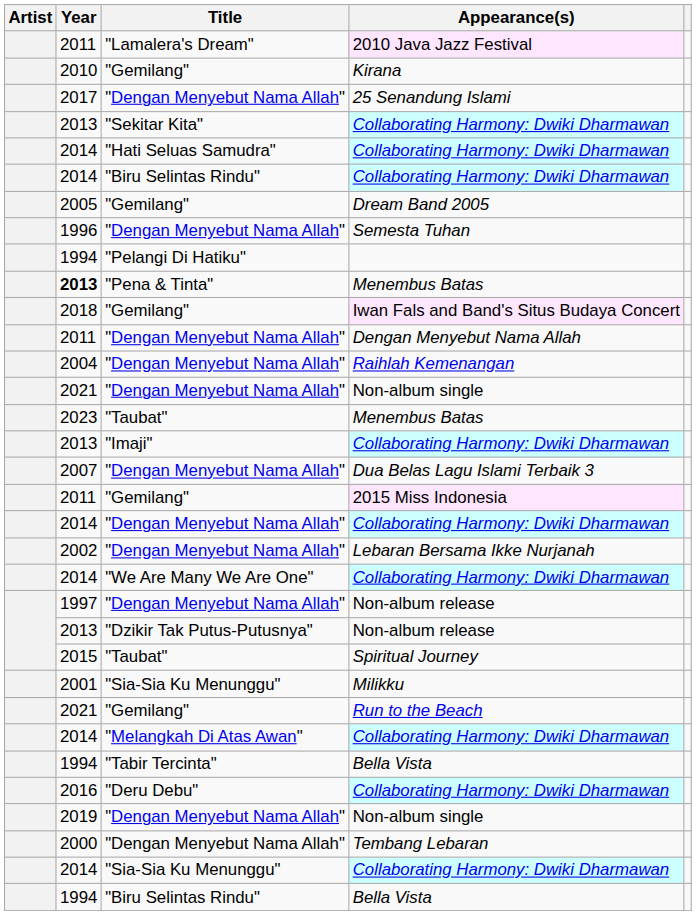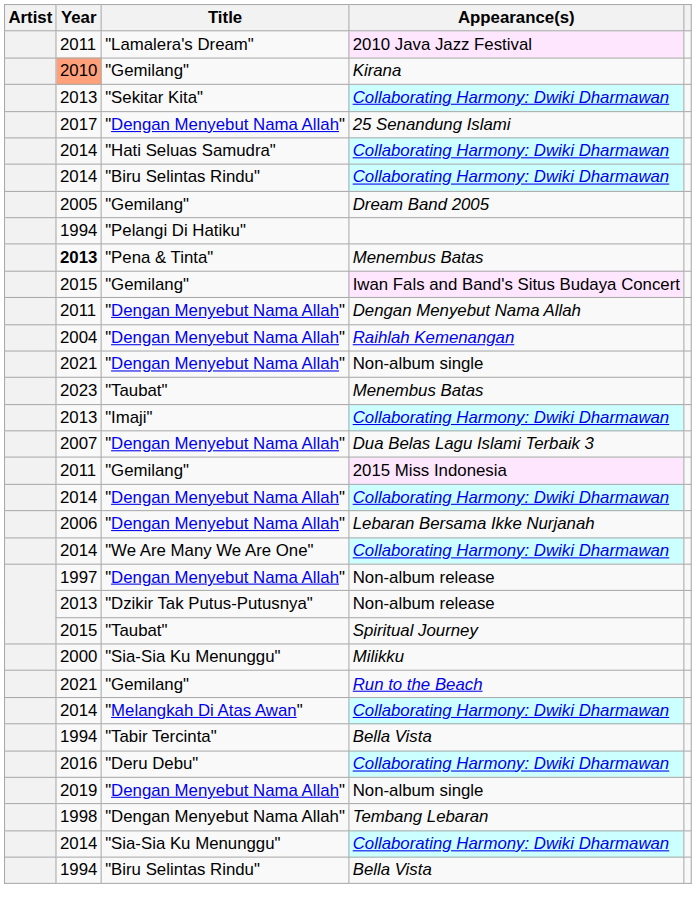(79, 71) no background -> (79, 71) lightsalmon background
rows swapped: (225, 97) <-> (154, 124)
- row: (225, 230)
(79, 310) 2018 -> (79, 284) 2015
(79, 550) 2002 -> (79, 524) 2006
(79, 683) 2001 -> (79, 657) 2000
(79, 843) 2000 -> (79, 817) 1998
